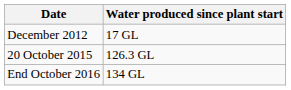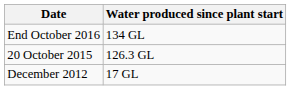rows swapped: (47, 34) <-> (54, 74)
